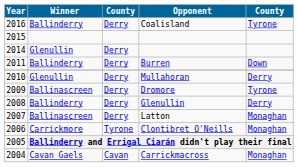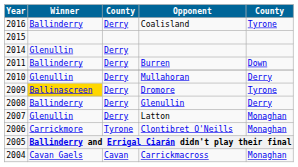(61, 90) no background -> (61, 90) gold background
(61, 116) Ballinascreen -> (51, 116) Glenullin
